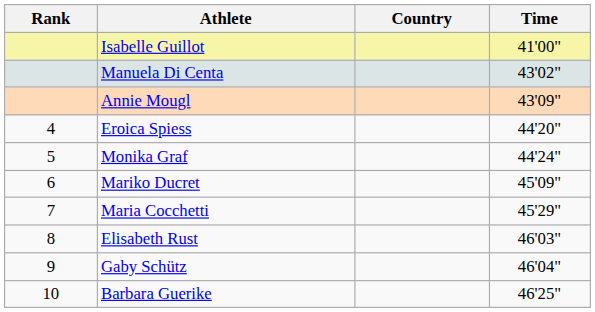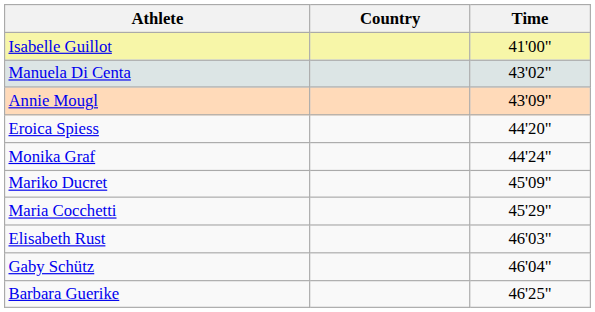- column: (51, 18)
